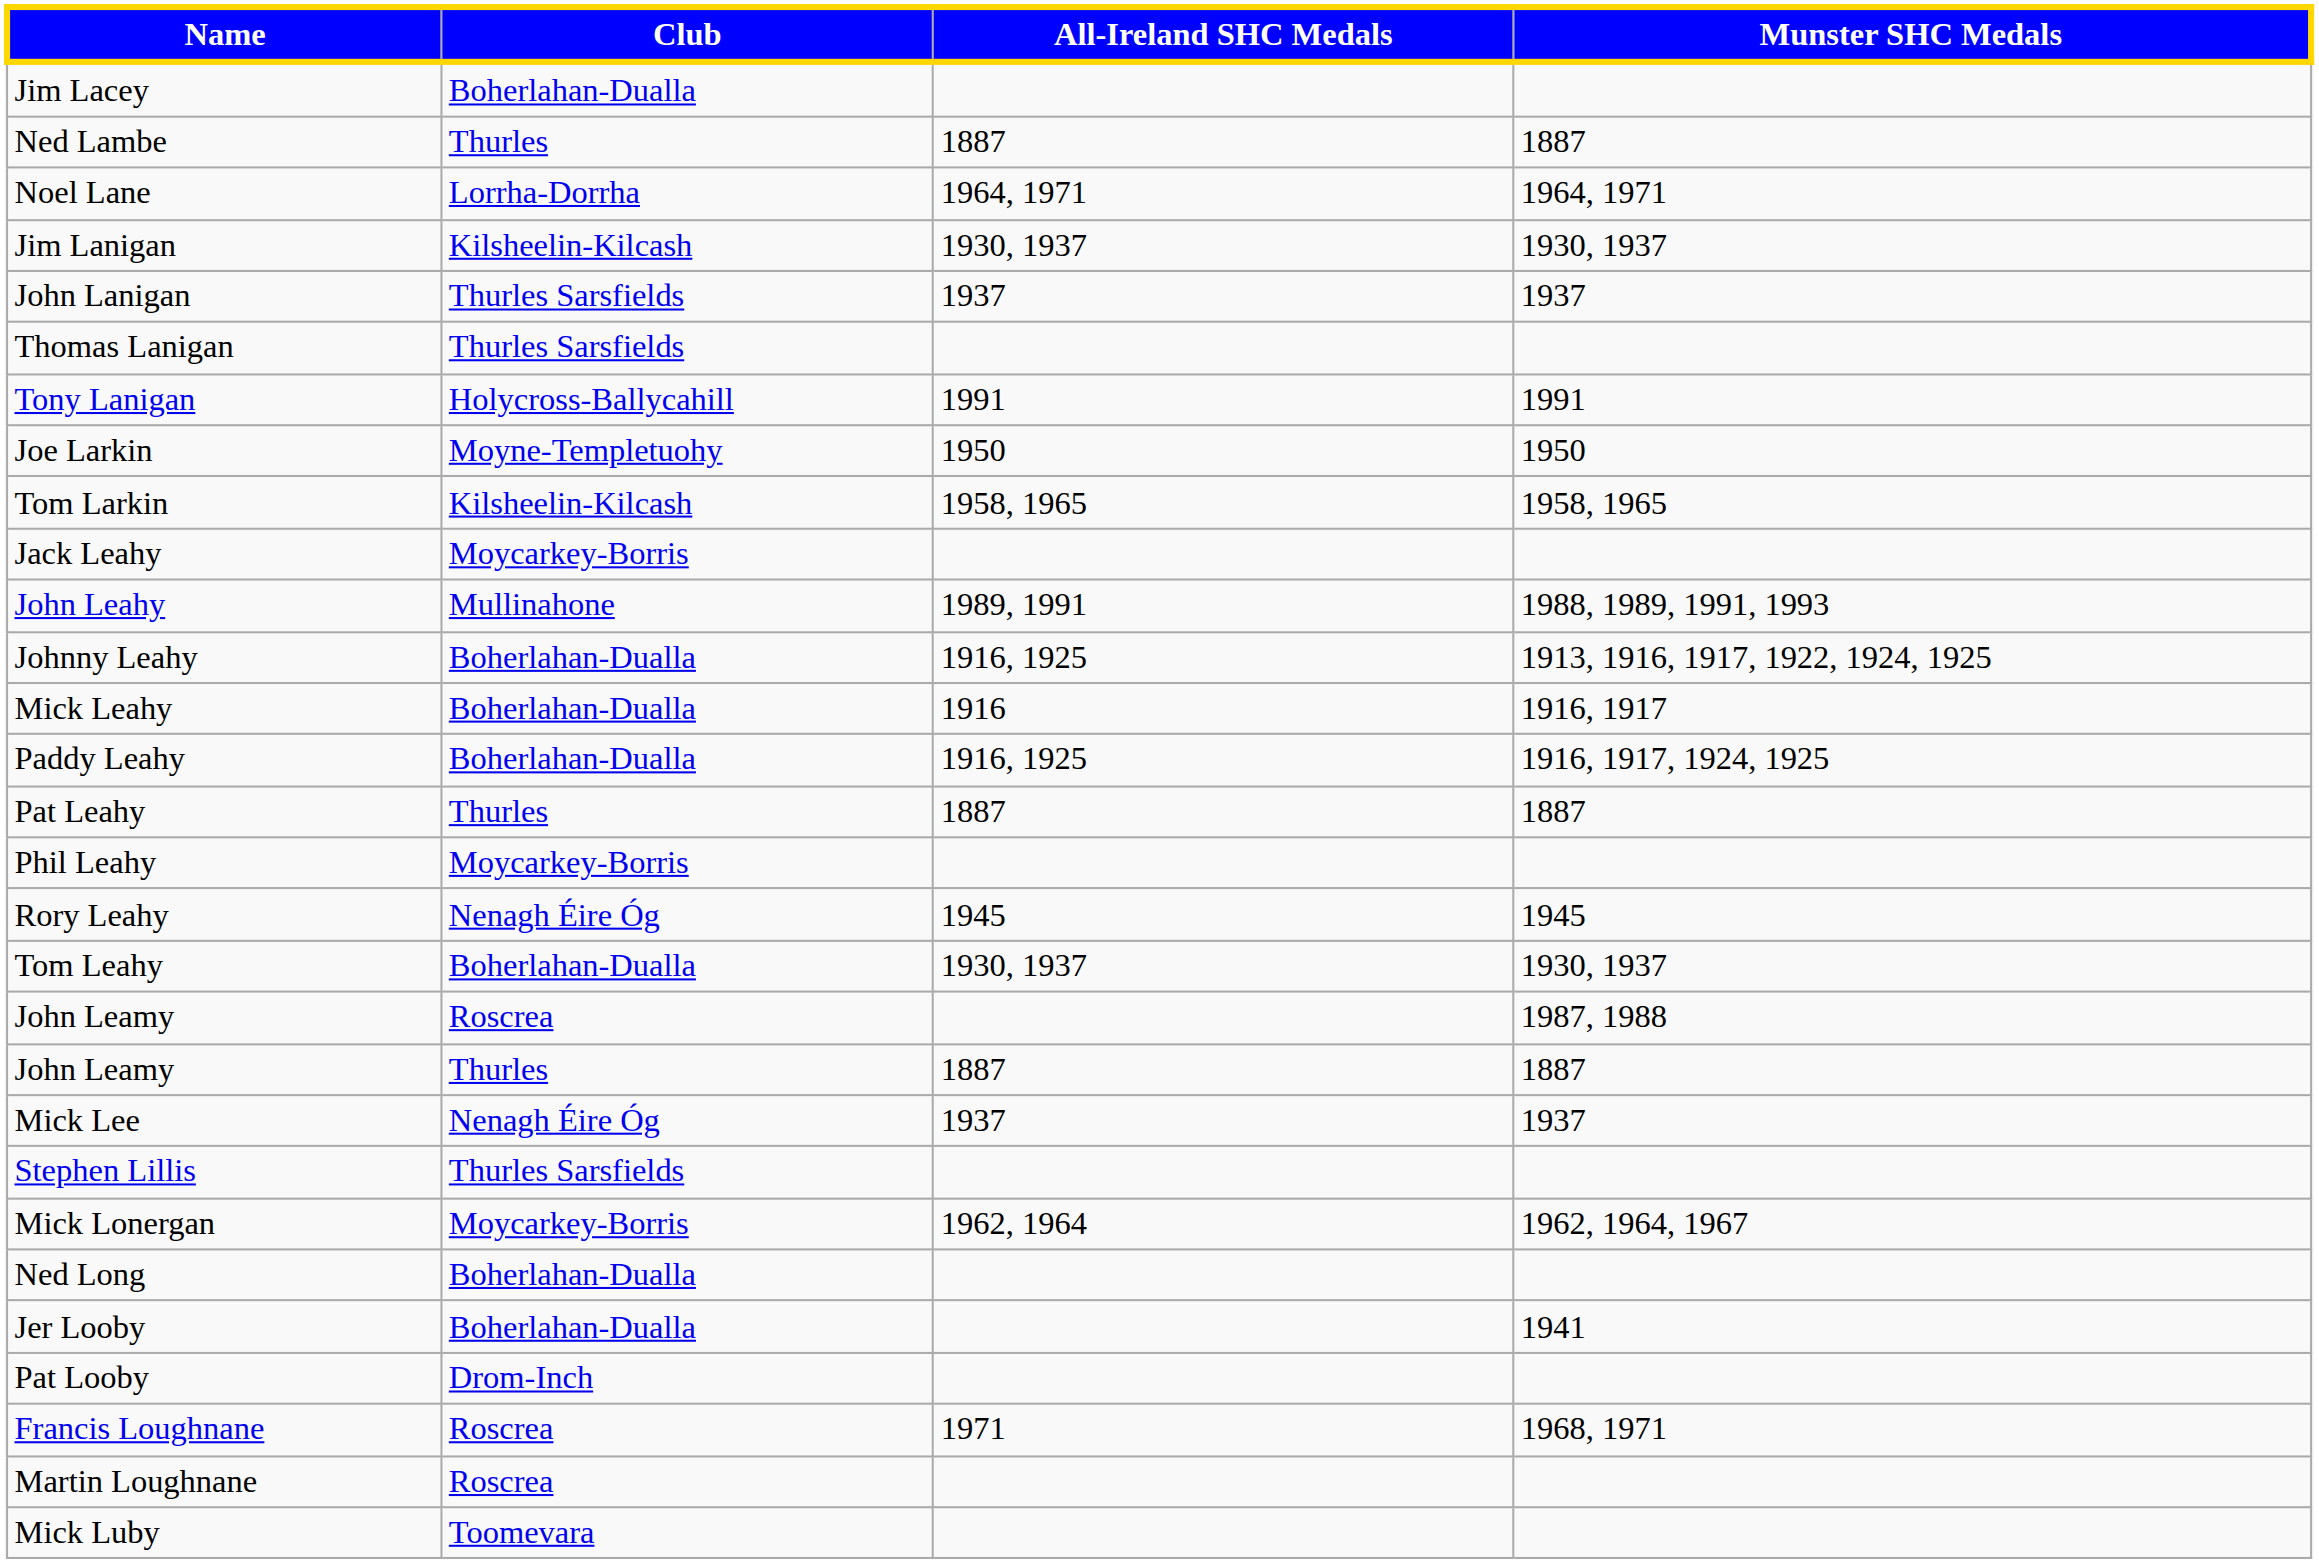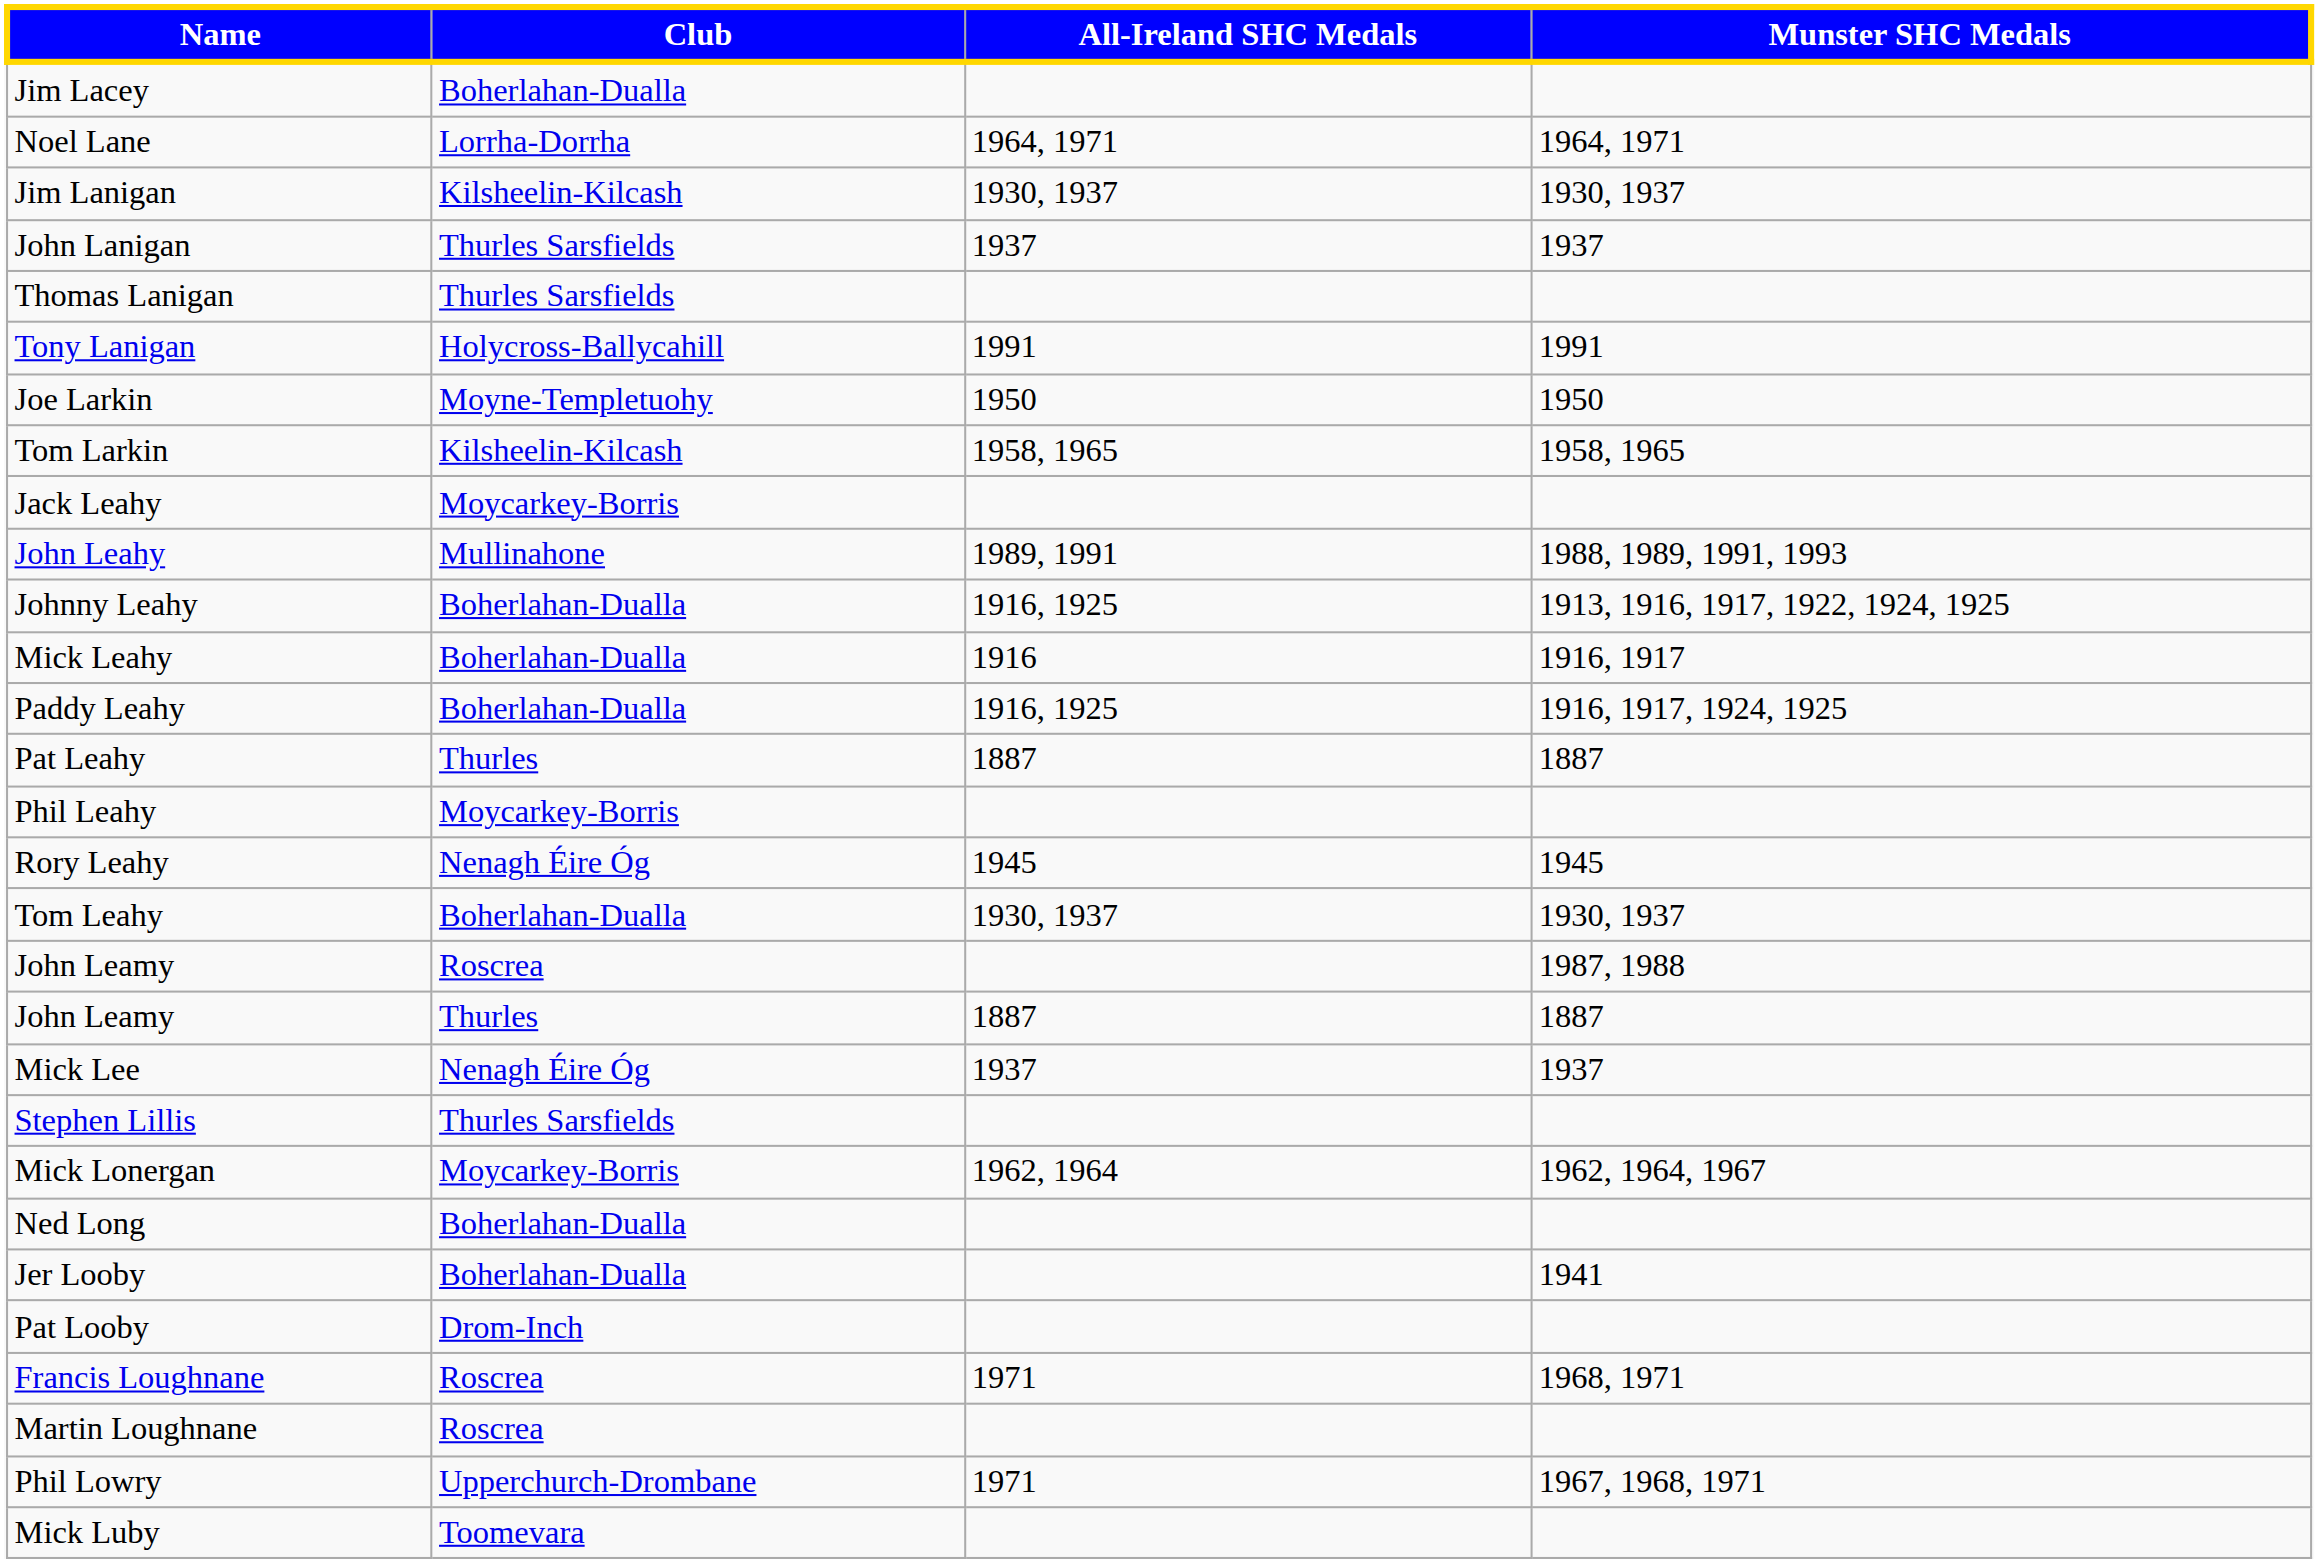- row: (91, 141)
+ row: (88, 1480)
